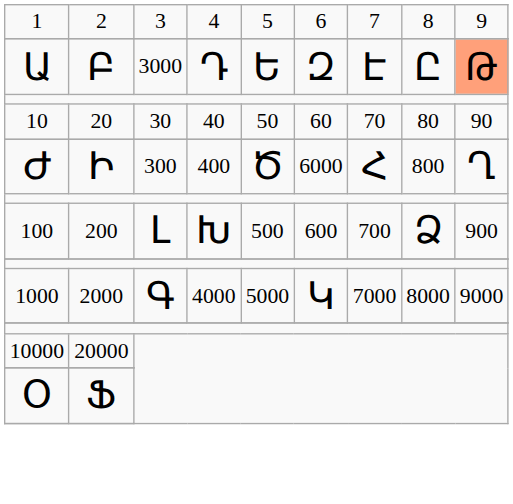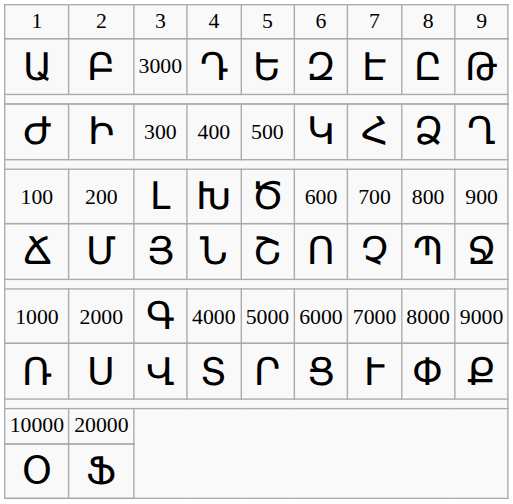(482, 67) lightsalmon background -> (482, 67) no background
- row: (37, 121)
(267, 166) Ծ -> (267, 131) 500
(321, 165) 6000 -> (321, 132) Կ
(428, 165) 800 -> (428, 132) Ձ
(267, 230) 500 -> (267, 197) Ծ
(428, 231) Ձ -> (428, 196) 800
+ row: (37, 251)
(321, 296) Կ -> (321, 316) 6000
+ row: (37, 371)
